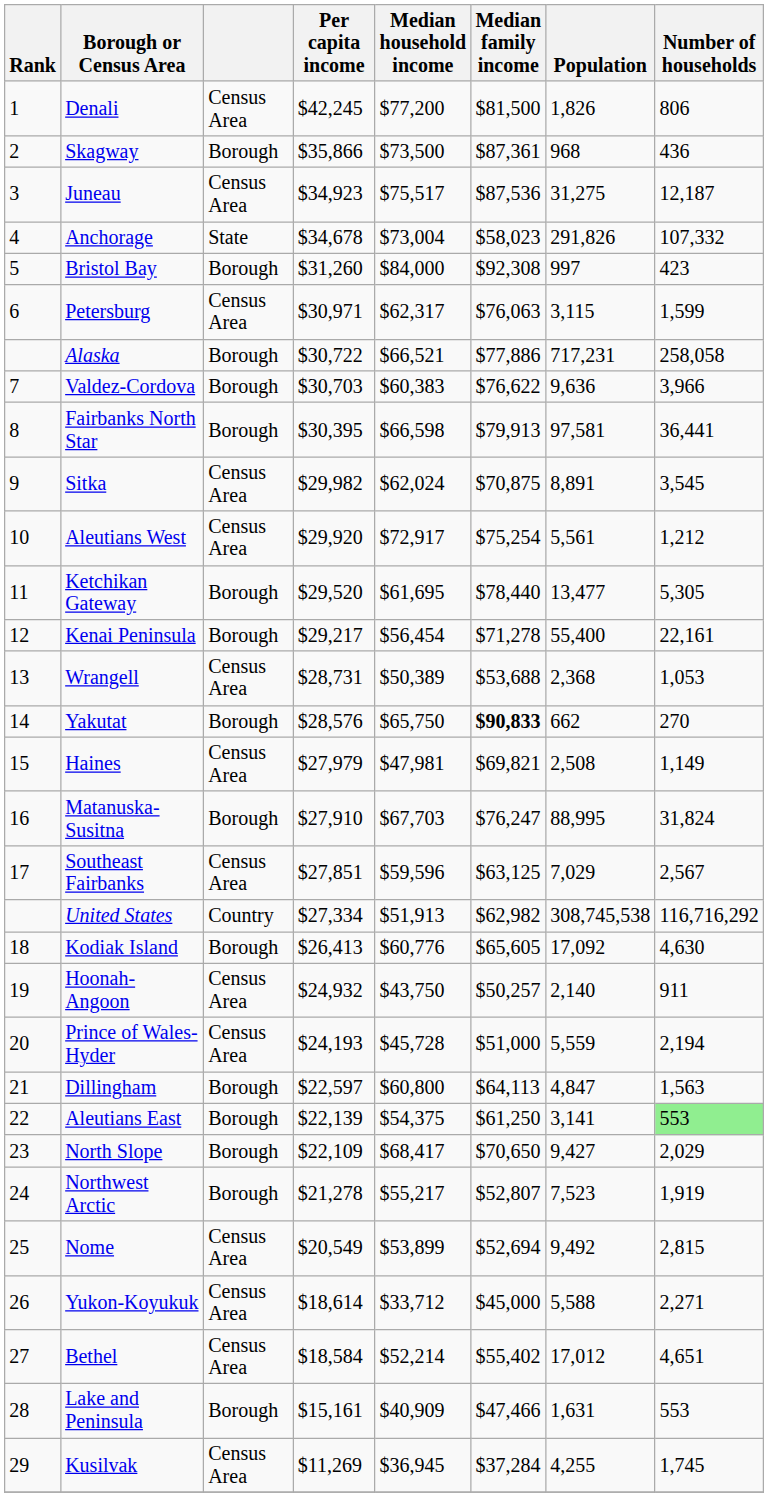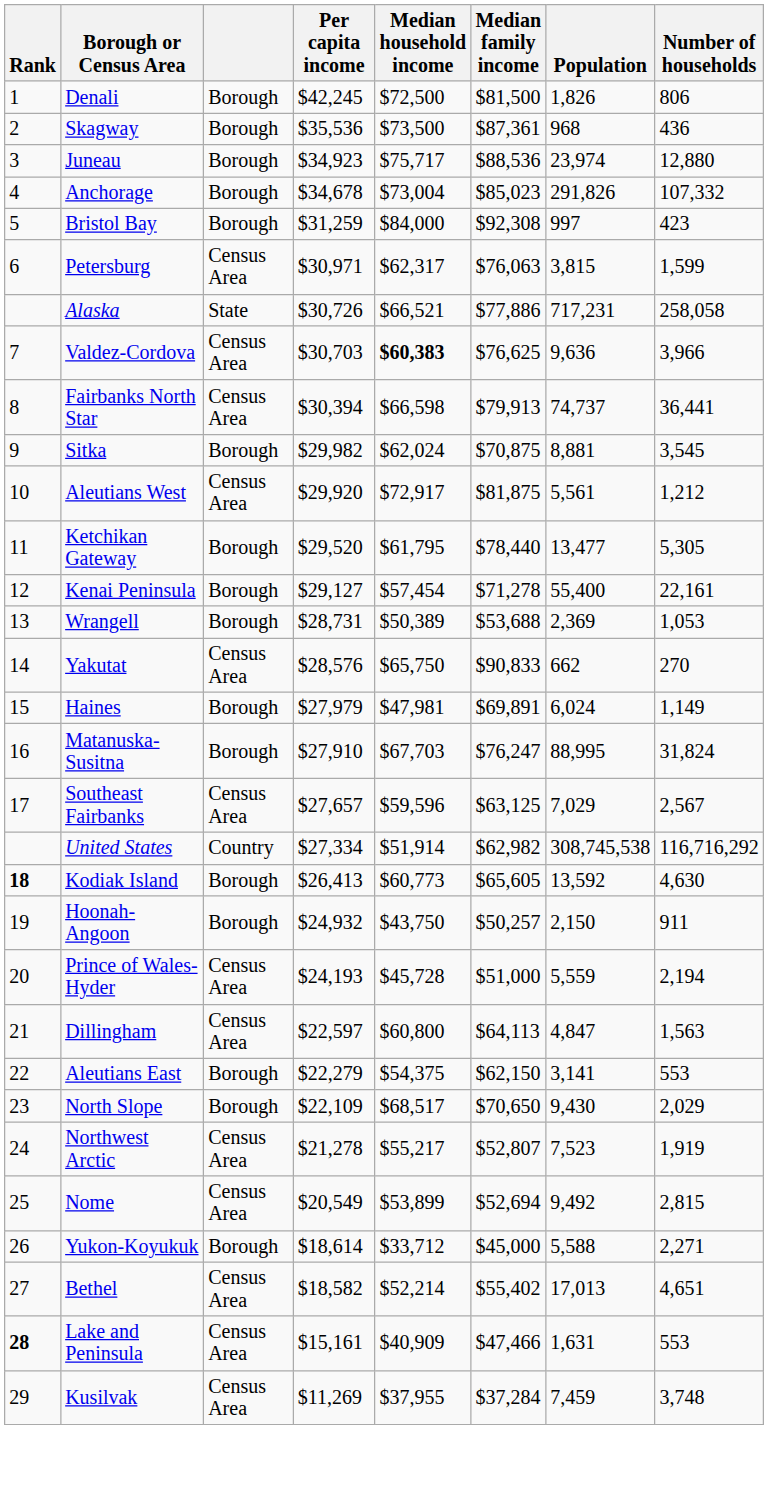(237, 108) Census Area -> (243, 97) Borough
(412, 108) $77,200 -> (412, 97) $72,500
(330, 151) $35,866 -> (330, 128) $35,536
(237, 194) Census Area -> (243, 160) Borough
(412, 194) $75,517 -> (412, 160) $75,717
(508, 194) $87,536 -> (508, 160) $88,536
(578, 194) 31,275 -> (578, 160) 23,974
(687, 194) 12,187 -> (687, 160) 12,880
(228, 237) State -> (243, 192) Borough
(508, 237) $58,023 -> (508, 192) $85,023
(330, 268) $31,260 -> (330, 223) $31,259
(572, 311) 3,115 -> (573, 266) 3,815
(243, 354) Borough -> (228, 309) State
(330, 354) $30,722 -> (330, 309) $30,726
(243, 386) Borough -> (237, 352) Census Area
(412, 386) normal -> (412, 352) bold
(508, 386) $76,622 -> (508, 352) $76,625
(243, 429) Borough -> (237, 407) Census Area
(330, 429) $30,395 -> (330, 407) $30,394
(578, 429) 97,581 -> (578, 407) 74,737
(237, 483) Census Area -> (243, 450) Borough
(573, 483) 8,891 -> (573, 450) 8,881
(508, 538) $75,254 -> (508, 493) $81,875
(412, 592) $61,695 -> (412, 547) $61,795
(330, 635) $29,217 -> (330, 590) $29,127
(412, 635) $56,454 -> (412, 590) $57,454
(237, 678) Census Area -> (243, 621) Borough
(573, 678) 2,368 -> (573, 621) 2,369
(243, 721) Borough -> (237, 664) Census Area
(508, 721) bold -> (508, 664) normal
(237, 764) Census Area -> (243, 707) Borough
(508, 764) $69,821 -> (508, 707) $69,891
(573, 764) 2,508 -> (573, 707) 6,024
(330, 872) $27,851 -> (330, 805) $27,657
(412, 915) $51,913 -> (412, 848) $51,914
(19, 947) normal -> (19, 879) bold
(412, 947) $60,776 -> (412, 879) $60,773
(578, 947) 17,092 -> (578, 879) 13,592
(237, 990) Census Area -> (243, 922) Borough
(573, 990) 2,140 -> (573, 922) 2,150
(243, 1087) Borough -> (237, 1031) Census Area
(330, 1119) $22,139 -> (330, 1074) $22,279
(508, 1119) $61,250 -> (508, 1074) $62,150
(674, 1119) lightgreen background -> (674, 1074) no background
(412, 1150) $68,417 -> (412, 1105) $68,517
(573, 1150) 9,427 -> (573, 1105) 9,430
(243, 1193) Borough -> (237, 1148) Census Area
(237, 1302) Census Area -> (243, 1245) Borough
(330, 1356) $18,584 -> (330, 1288) $18,582
(578, 1356) 17,012 -> (578, 1288) 17,013
(19, 1410) normal -> (19, 1343) bold
(243, 1410) Borough -> (237, 1343) Census Area
(412, 1464) $36,945 -> (412, 1397) $37,955
(573, 1464) 4,255 -> (573, 1397) 7,459
(682, 1464) 1,745 -> (682, 1397) 3,748
